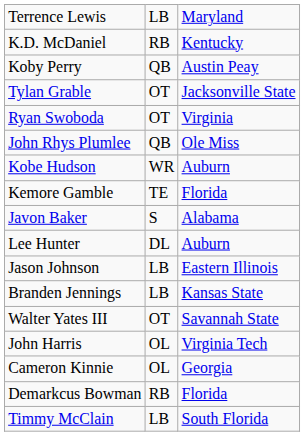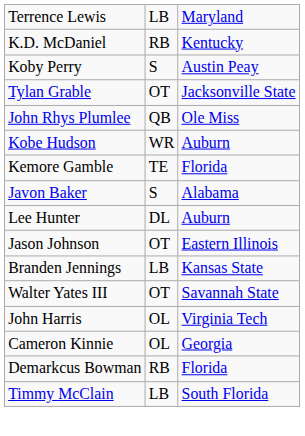(160, 67) QB -> (153, 67) S
- row: (56, 117)
(159, 268) LB -> (159, 243) OT
